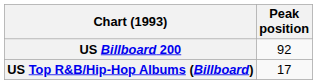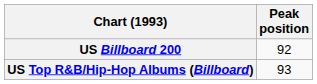(284, 69) 17 -> (284, 69) 93
